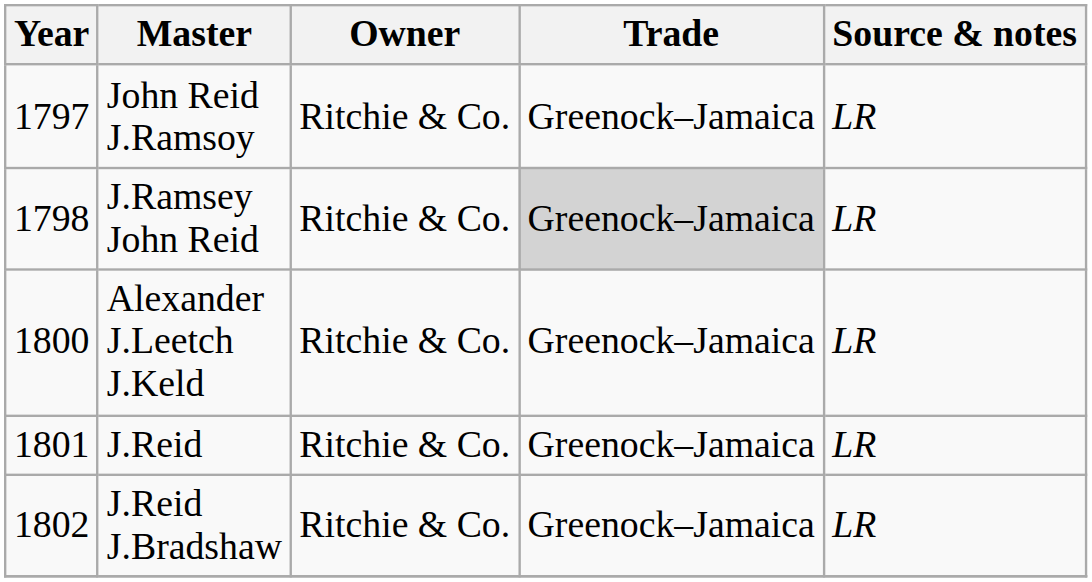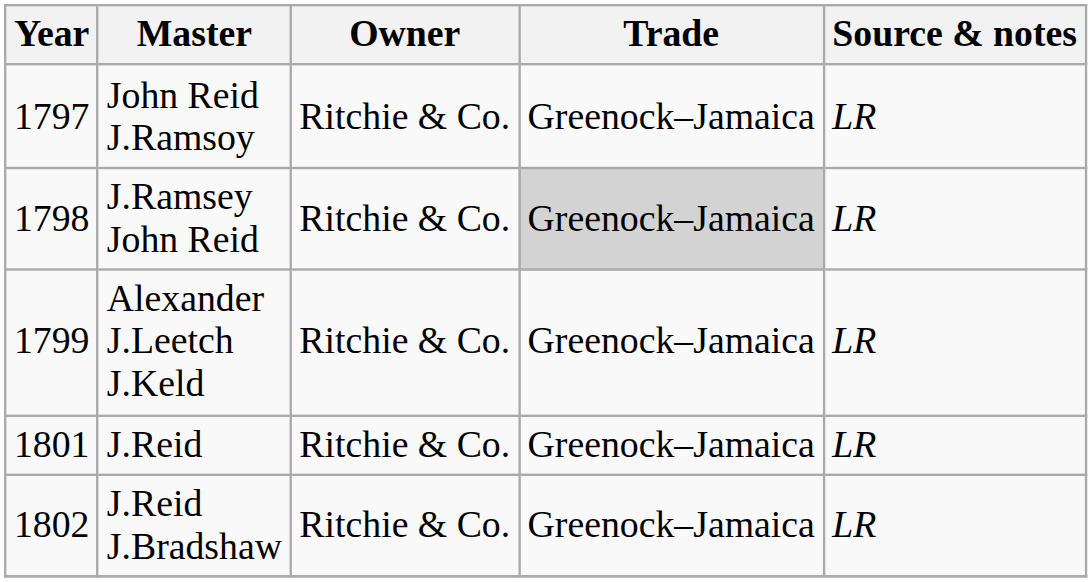(52, 341) 1800 -> (52, 341) 1799
